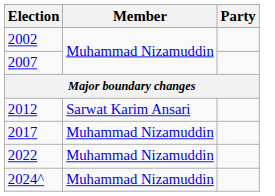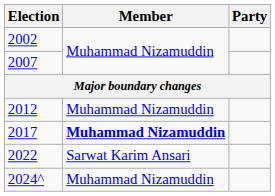(128, 109) Sarwat Karim Ansari -> (140, 109) Muhammad Nizamuddin
(140, 132) normal -> (146, 132) bold
(140, 156) Muhammad Nizamuddin -> (128, 156) Sarwat Karim Ansari
